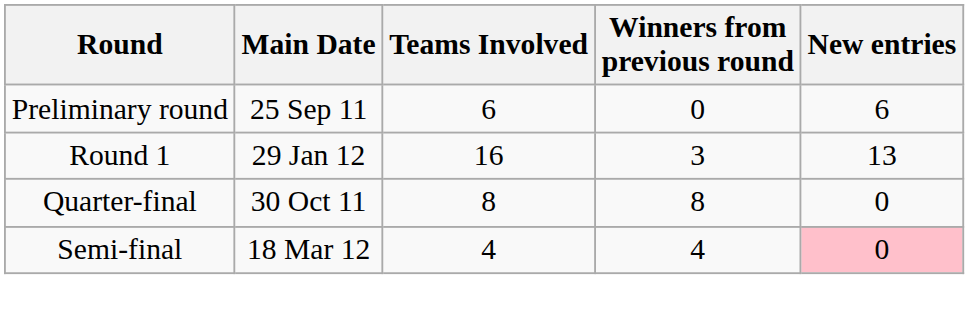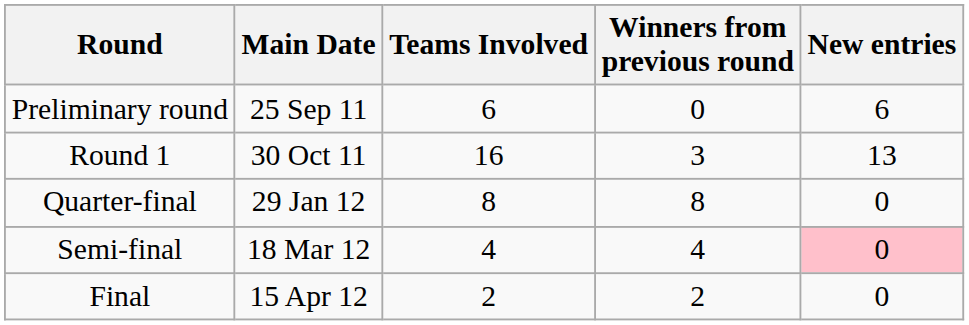(309, 155) 29 Jan 12 -> (309, 155) 30 Oct 11
(309, 202) 30 Oct 11 -> (309, 202) 29 Jan 12
+ row: (120, 295)
